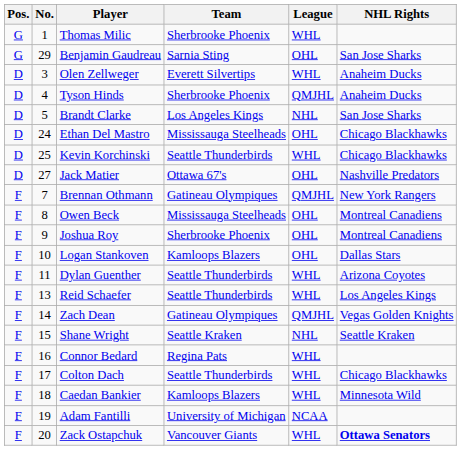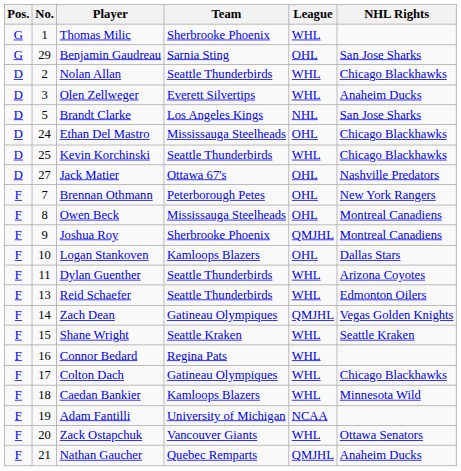+ row: (90, 74)
- row: (92, 94)
(222, 194) Gatineau Olympiques -> (216, 194) Peterborough Petes
(313, 194) QMJHL -> (305, 194) OHL
(305, 235) OHL -> (313, 235) QMJHL
(388, 295) Los Angeles Kings -> (383, 295) Edmonton Oilers
(305, 335) NHL -> (306, 335) WHL
(220, 375) Seattle Thunderbirds -> (222, 375) Gatineau Olympiques
(385, 435) bold -> (381, 435) normal
+ row: (101, 455)
